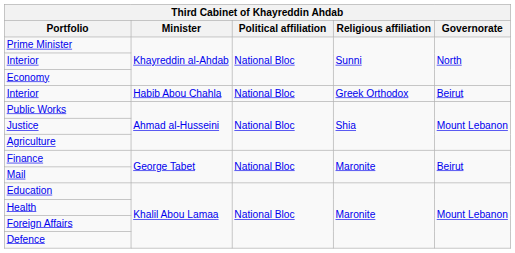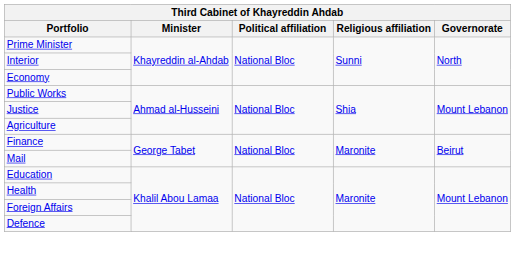- row: (23, 93)
